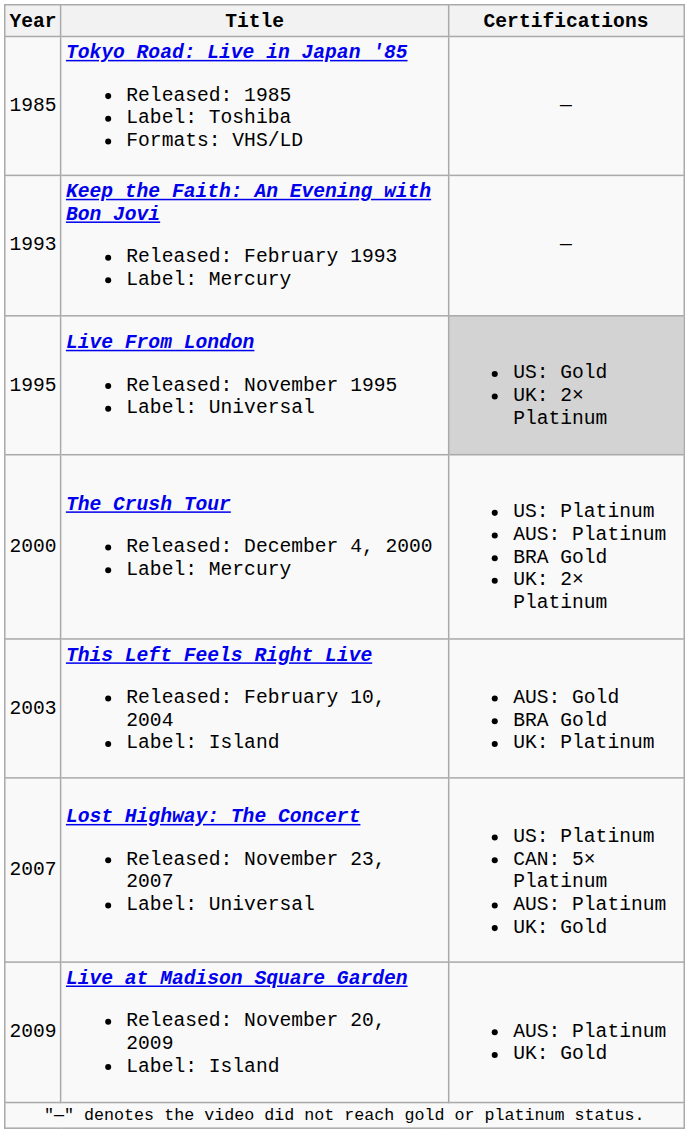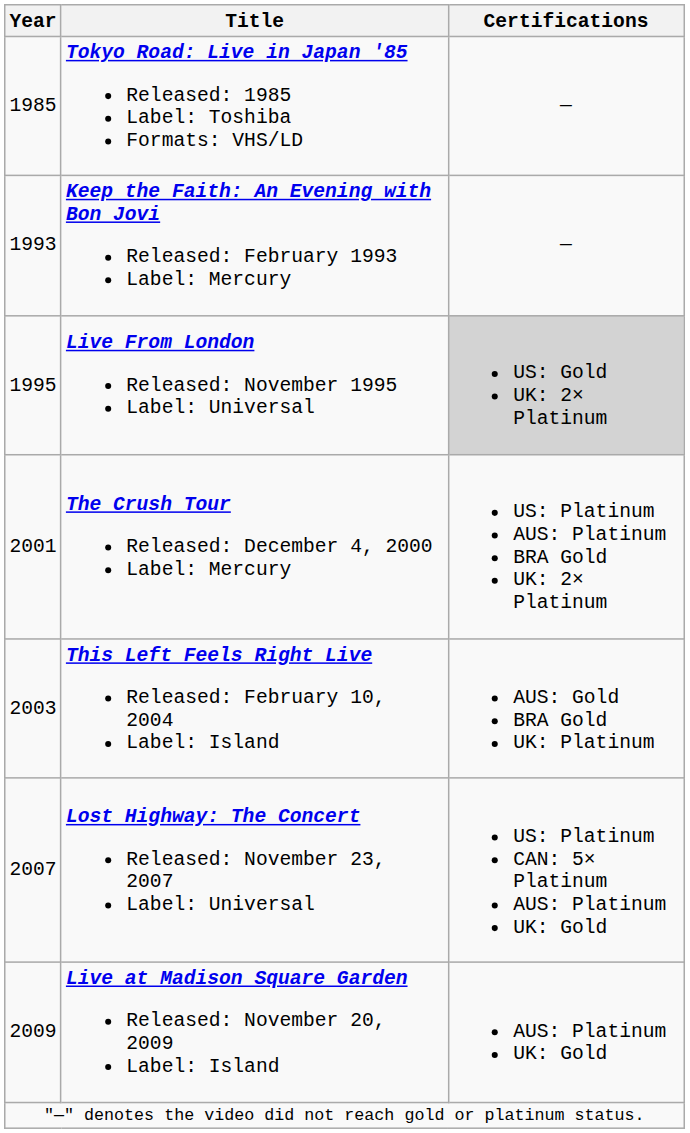(33, 547) 2000 -> (33, 547) 2001
